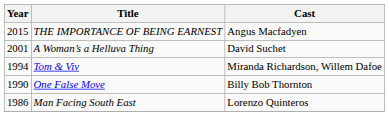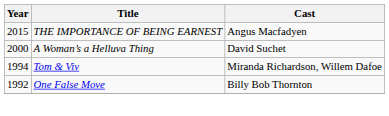(18, 49) 2001 -> (18, 49) 2000
(18, 85) 1990 -> (18, 85) 1992
- row: (85, 102)
